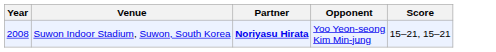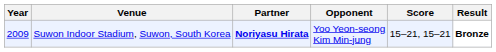+ column: (472, 13)
(18, 34) 2008 -> (18, 34) 2009
